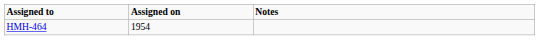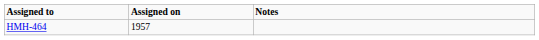(141, 27) 1954 -> (141, 27) 1957
